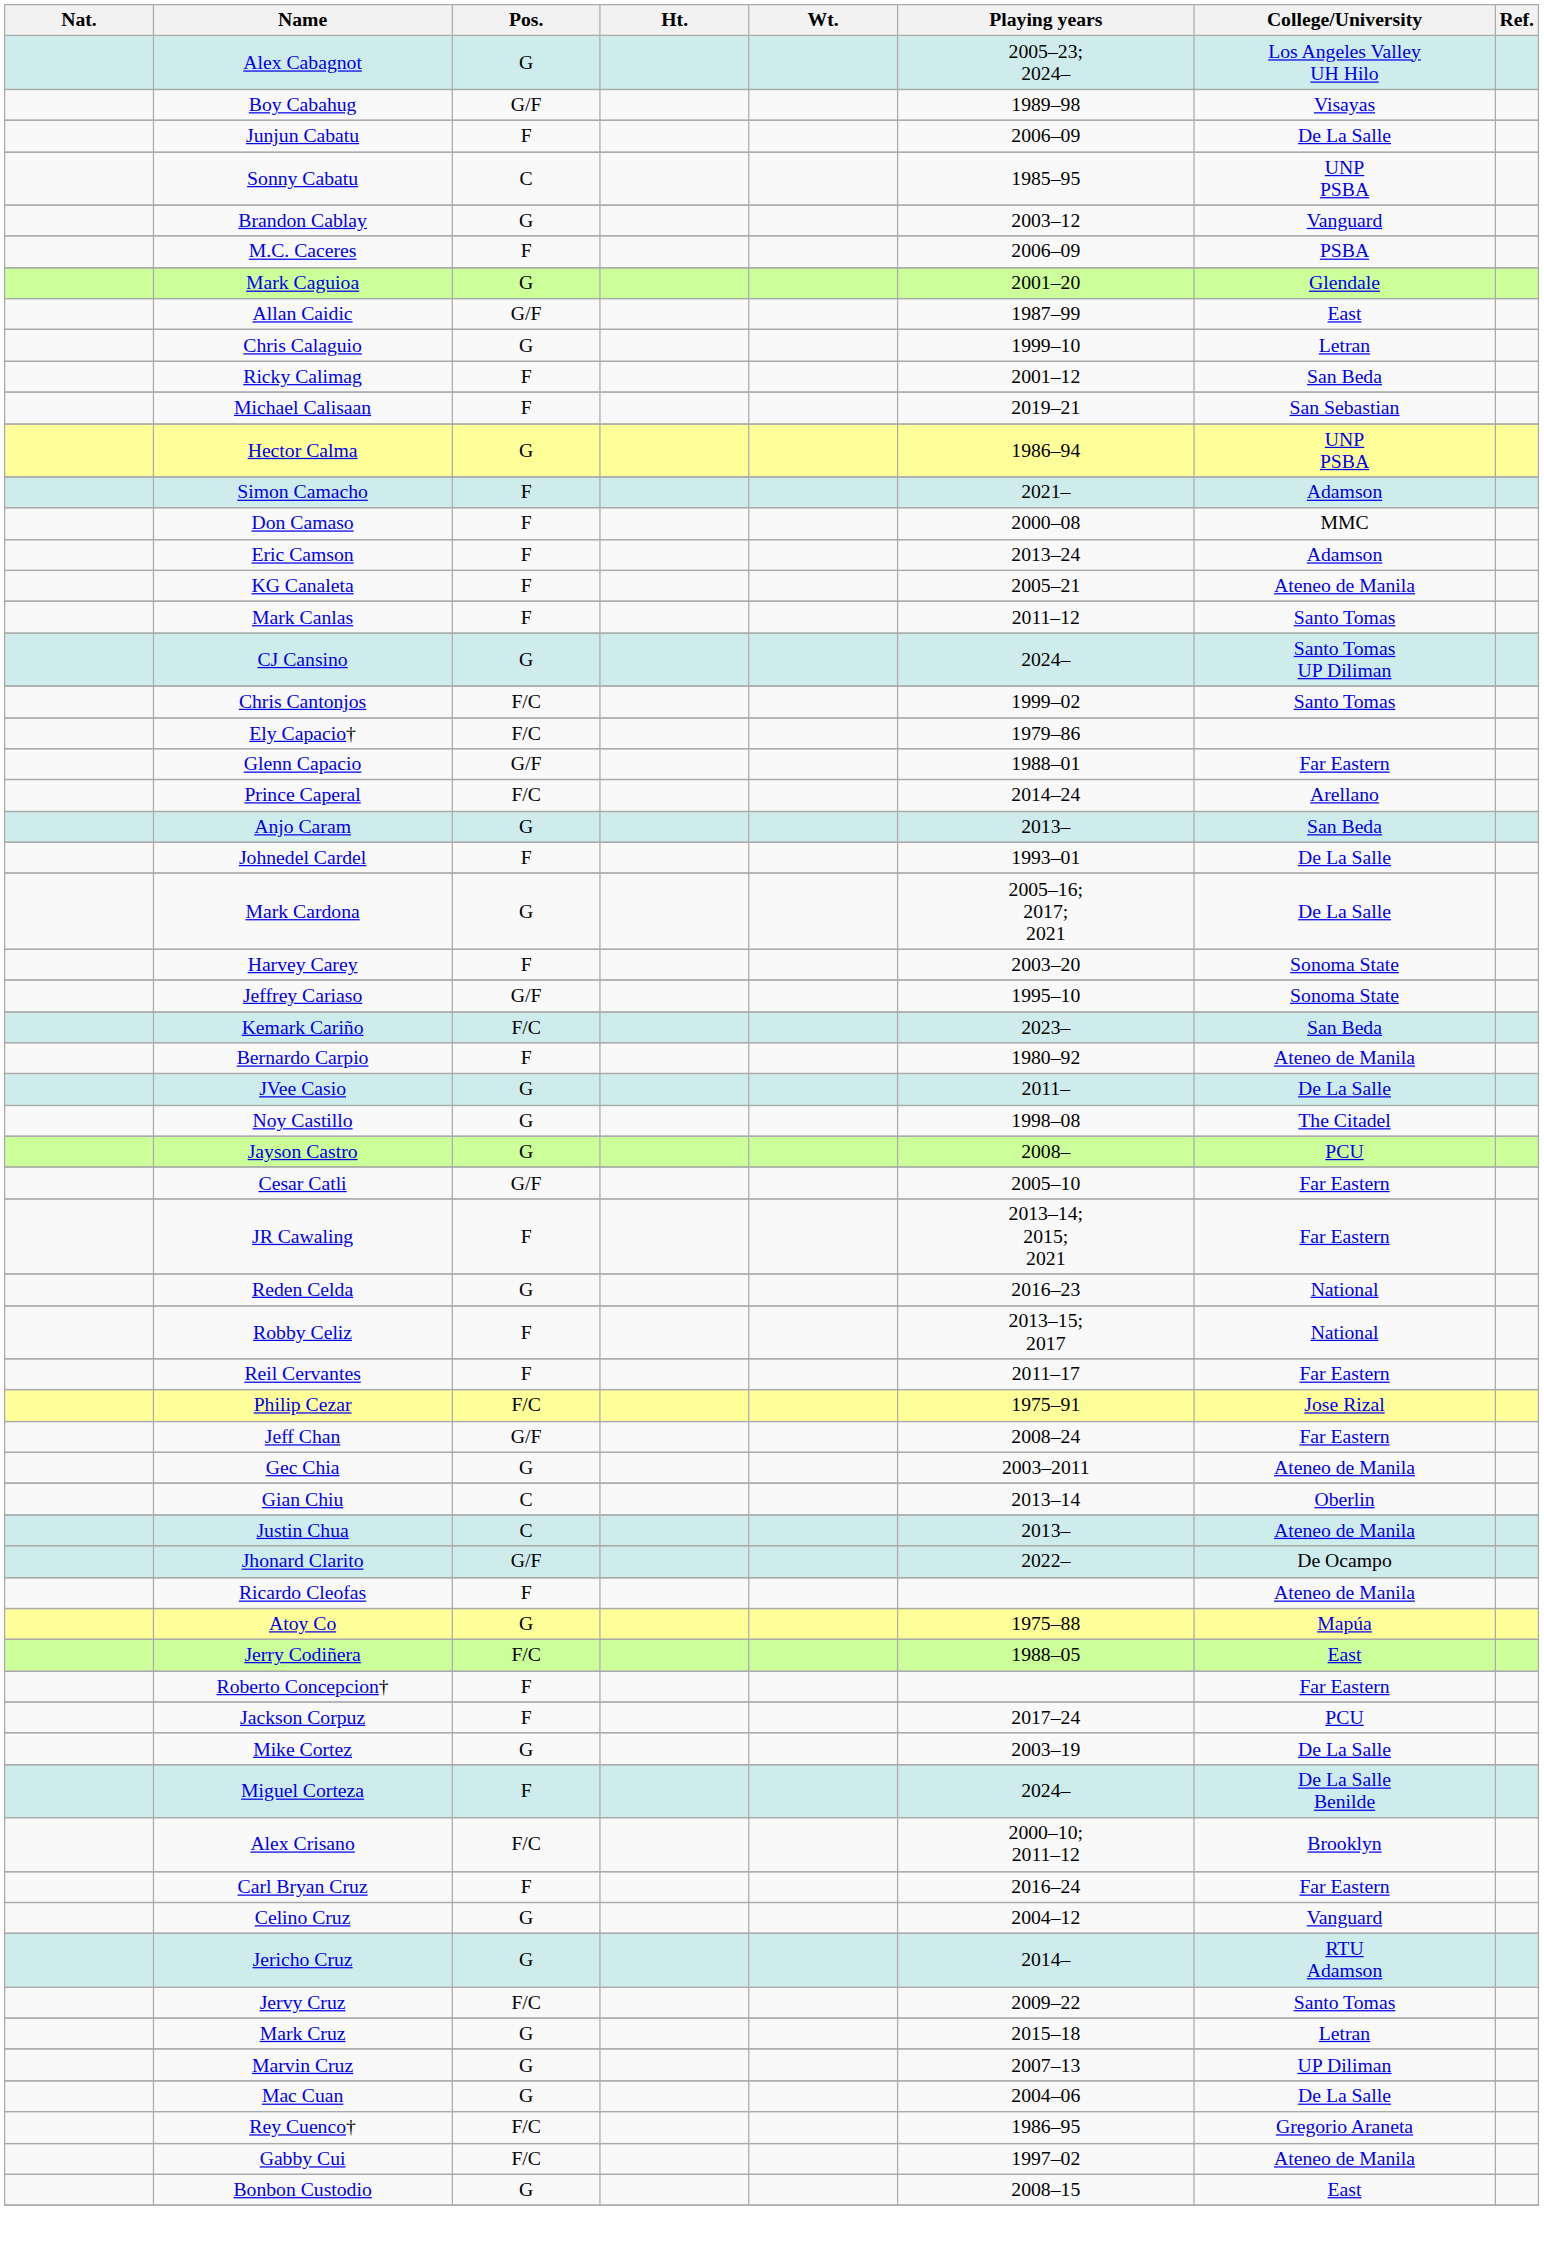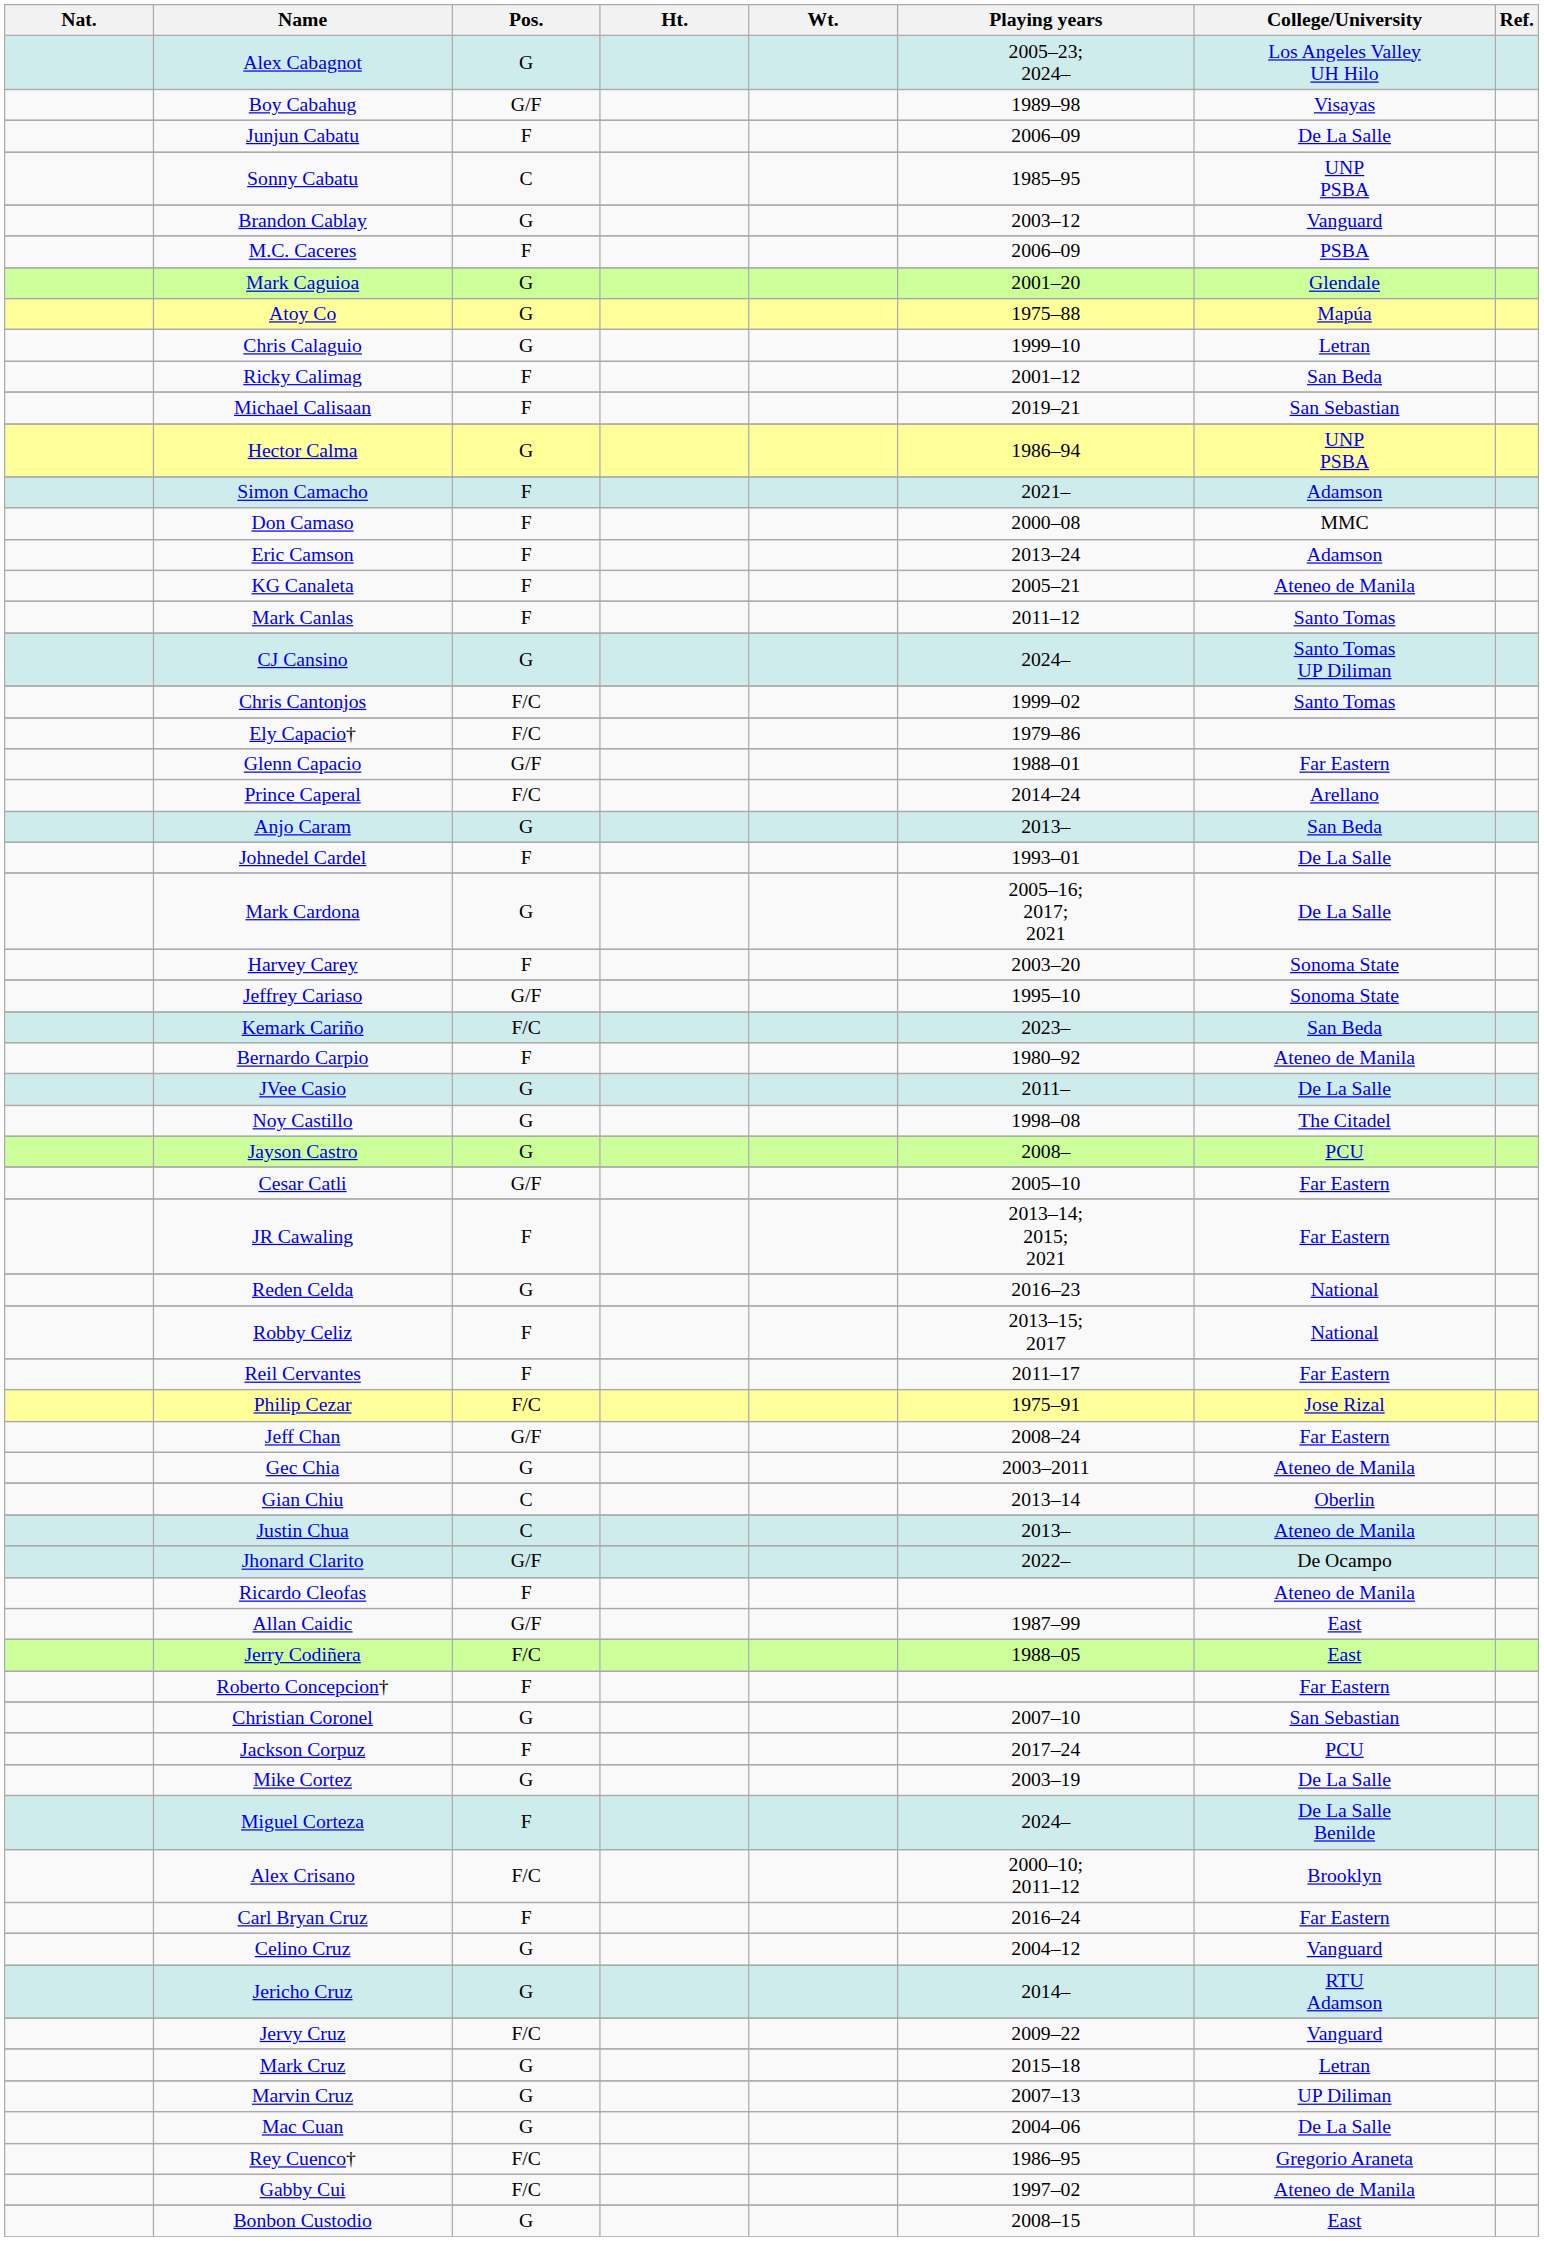rows swapped: (303, 314) <-> (303, 1623)
+ row: (303, 1717)
(1345, 2002) Santo Tomas -> (1345, 2033) Vanguard
